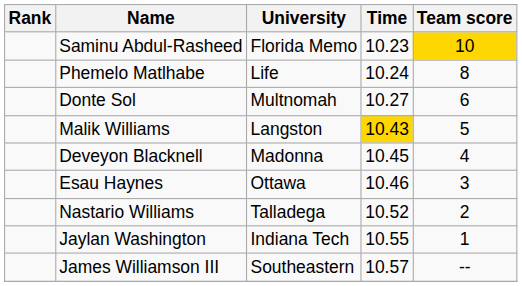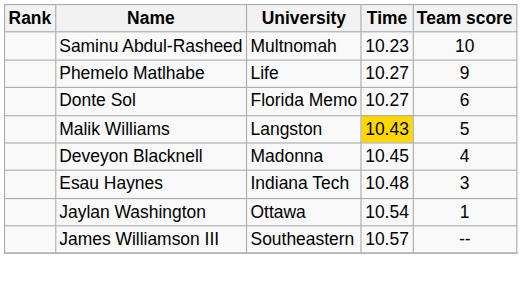(304, 45) Florida Memo -> (294, 45) Multnomah
(465, 45) gold background -> (465, 45) no background
(387, 73) 10.24 -> (387, 73) 10.27
(465, 73) 8 -> (465, 73) 9
(294, 101) Multnomah -> (304, 101) Florida Memo
(278, 184) Ottawa -> (300, 184) Indiana Tech
(387, 184) 10.46 -> (387, 184) 10.48
- row: (127, 211)
(300, 239) Indiana Tech -> (278, 211) Ottawa
(387, 239) 10.55 -> (387, 211) 10.54
